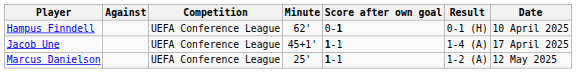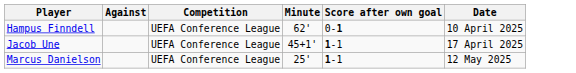- column: (467, 12)
